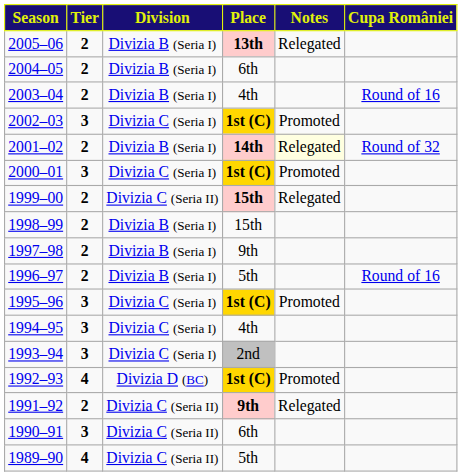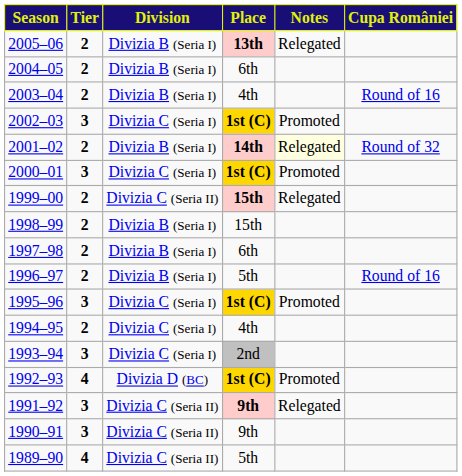(248, 250) 9th -> (248, 250) 6th
(85, 328) 3 -> (85, 328) 2
(85, 406) 2 -> (85, 406) 3
(248, 432) 6th -> (248, 432) 9th
